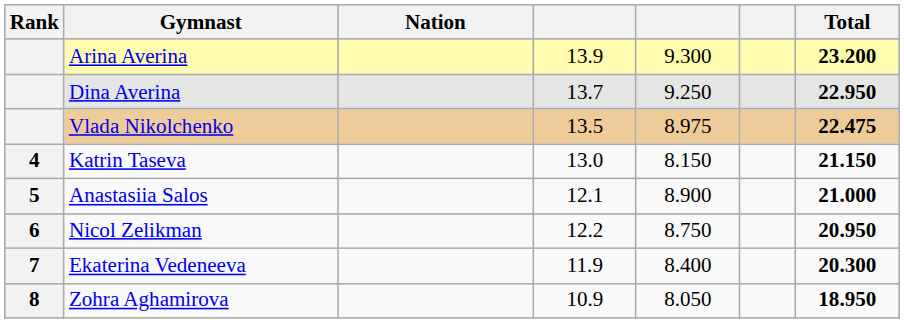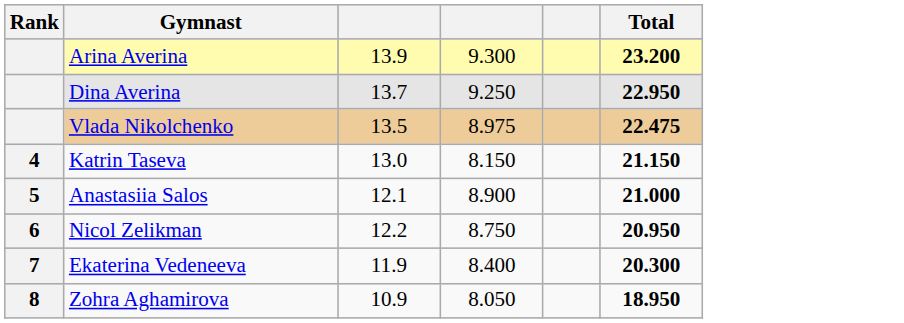- column: (435, 21)
